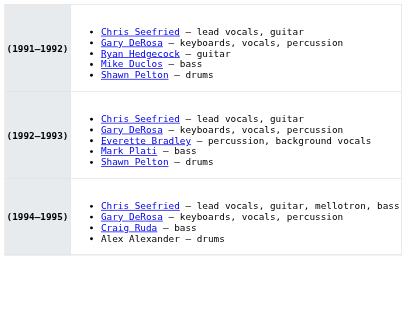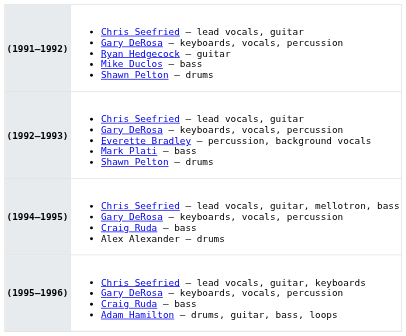+ row: (38, 293)
